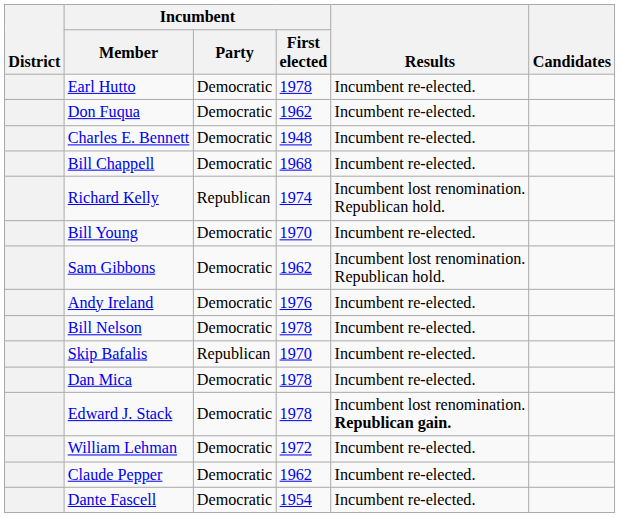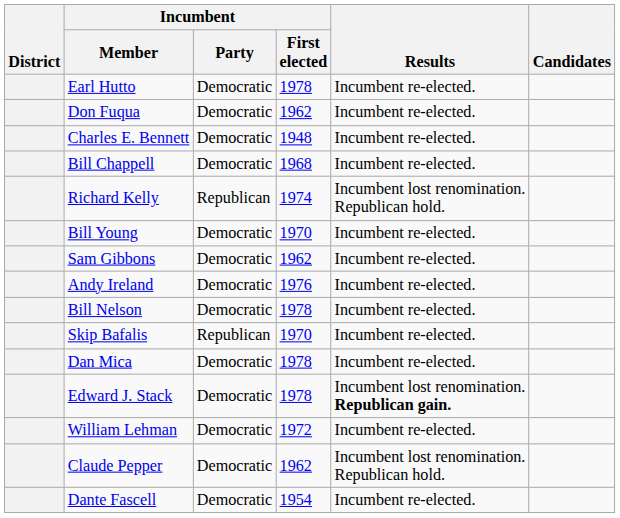(430, 267) Incumbent lost renomination. Republican hold. -> (405, 258) Incumbent re-elected.
(405, 474) Incumbent re-elected. -> (430, 465) Incumbent lost renomination. Republican hold.
